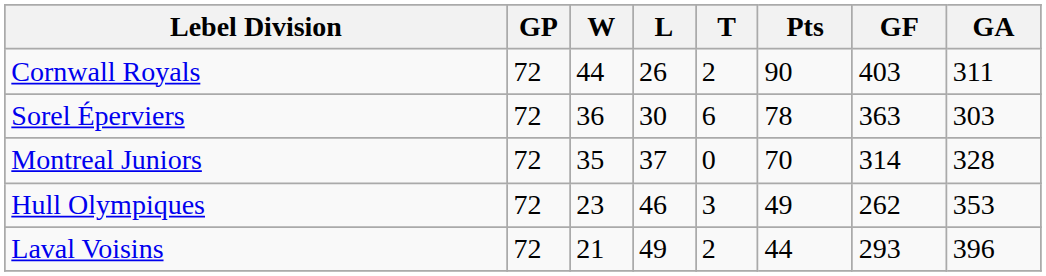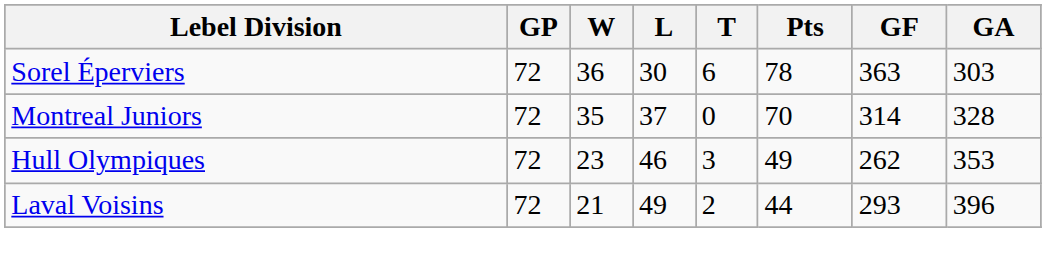- row: (106, 71)
